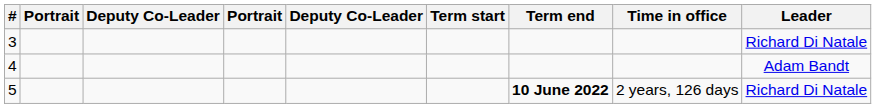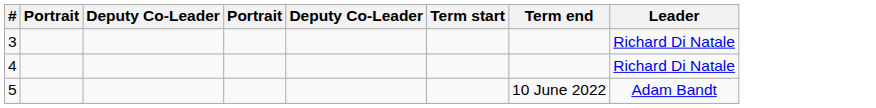- column: (677, 16)
(806, 66) Adam Bandt -> (674, 66) Richard Di Natale
(560, 90) bold -> (559, 90) normal
(806, 90) Richard Di Natale -> (674, 90) Adam Bandt
